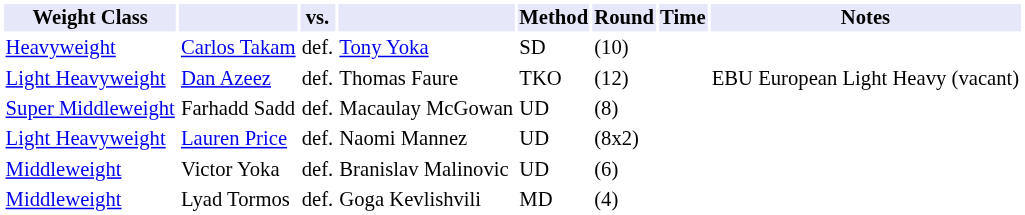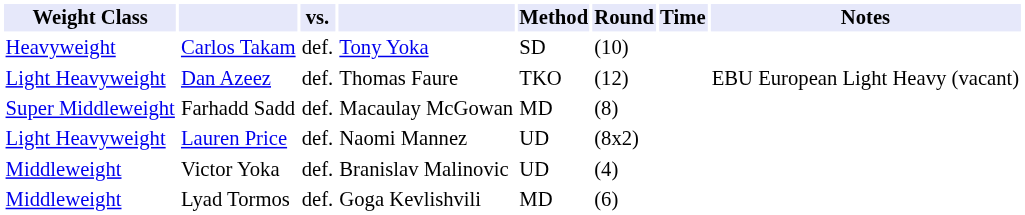(534, 108) UD -> (536, 108) MD
(606, 169) (6) -> (606, 169) (4)
(606, 199) (4) -> (606, 199) (6)
